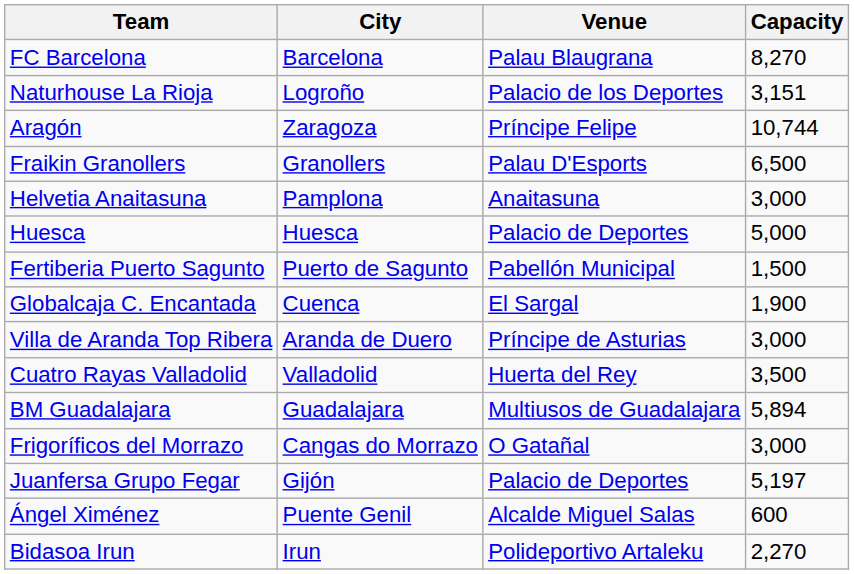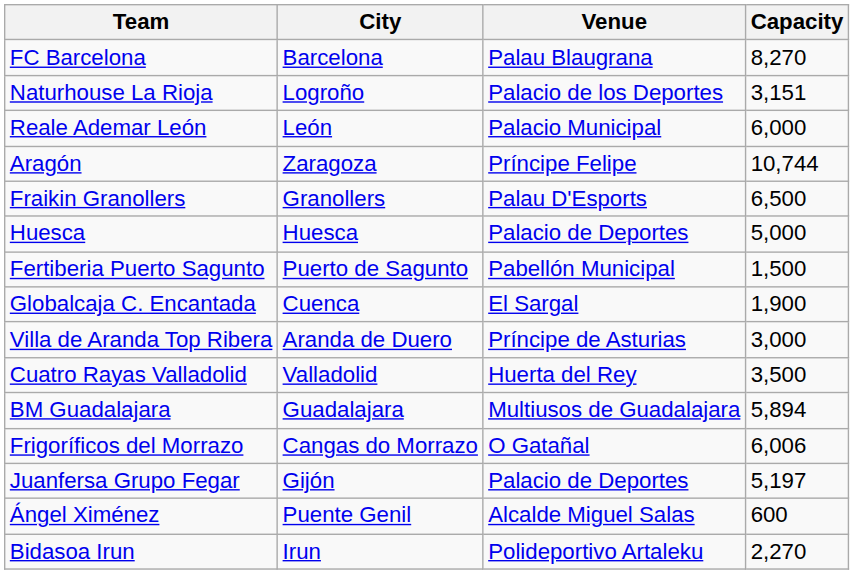+ row: (108, 127)
- row: (108, 198)
(778, 445) 3,000 -> (778, 445) 6,006
